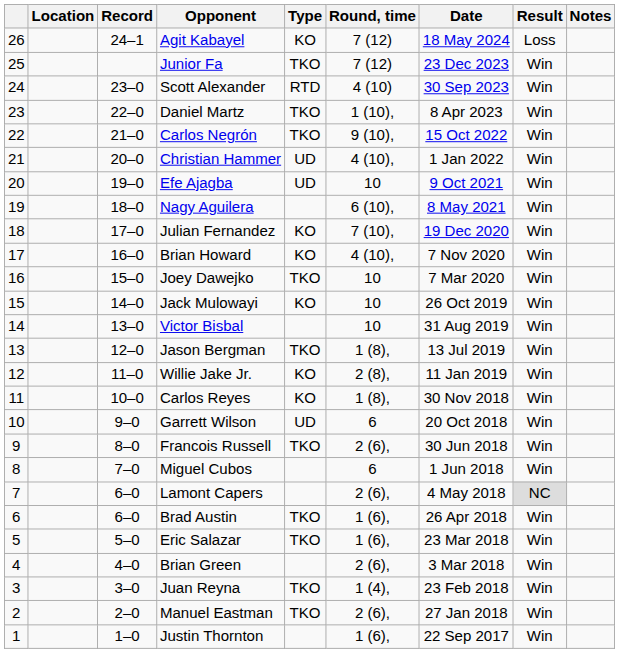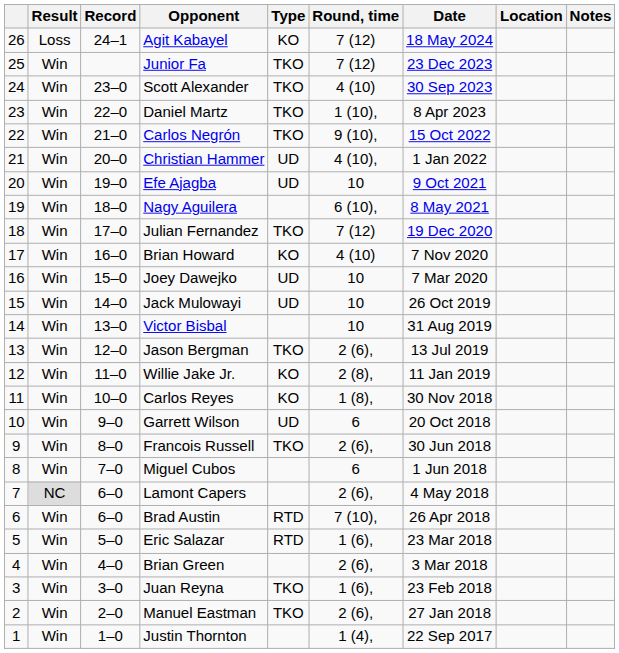columns swapped: (540, 16) <-> (63, 16)
(305, 87) RTD -> (288, 87) TKO
(305, 231) KO -> (288, 231) TKO
(372, 231) 7 (10), -> (356, 231) 7 (12)
(372, 254) 4 (10), -> (356, 254) 4 (10)
(305, 278) TKO -> (288, 278) UD
(305, 302) KO -> (288, 302) UD
(372, 350) 1 (8), -> (356, 350) 2 (6),
(305, 517) TKO -> (288, 517) RTD
(372, 517) 1 (6), -> (356, 517) 7 (10),
(305, 541) TKO -> (288, 541) RTD
(372, 588) 1 (4), -> (356, 588) 1 (6),
(372, 636) 1 (6), -> (356, 636) 1 (4),
